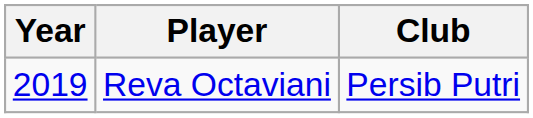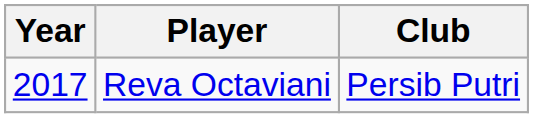(50, 84) 2019 -> (50, 84) 2017
